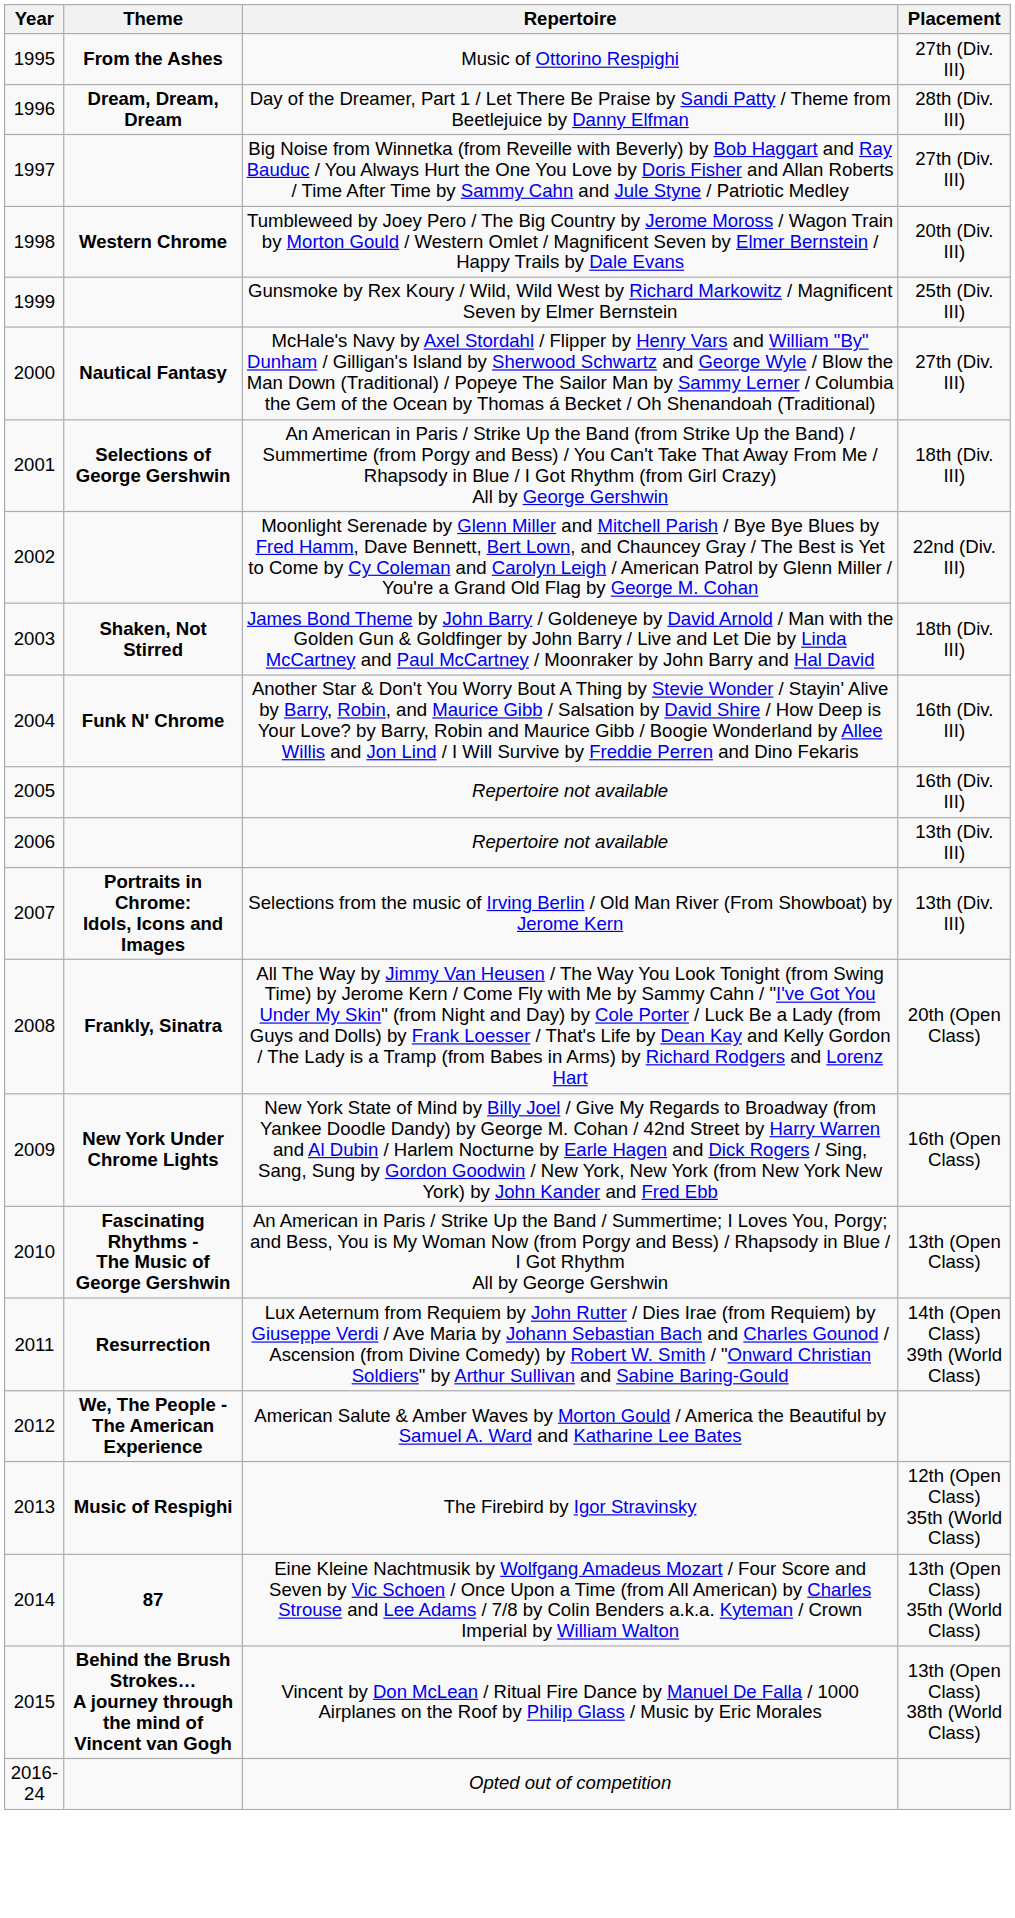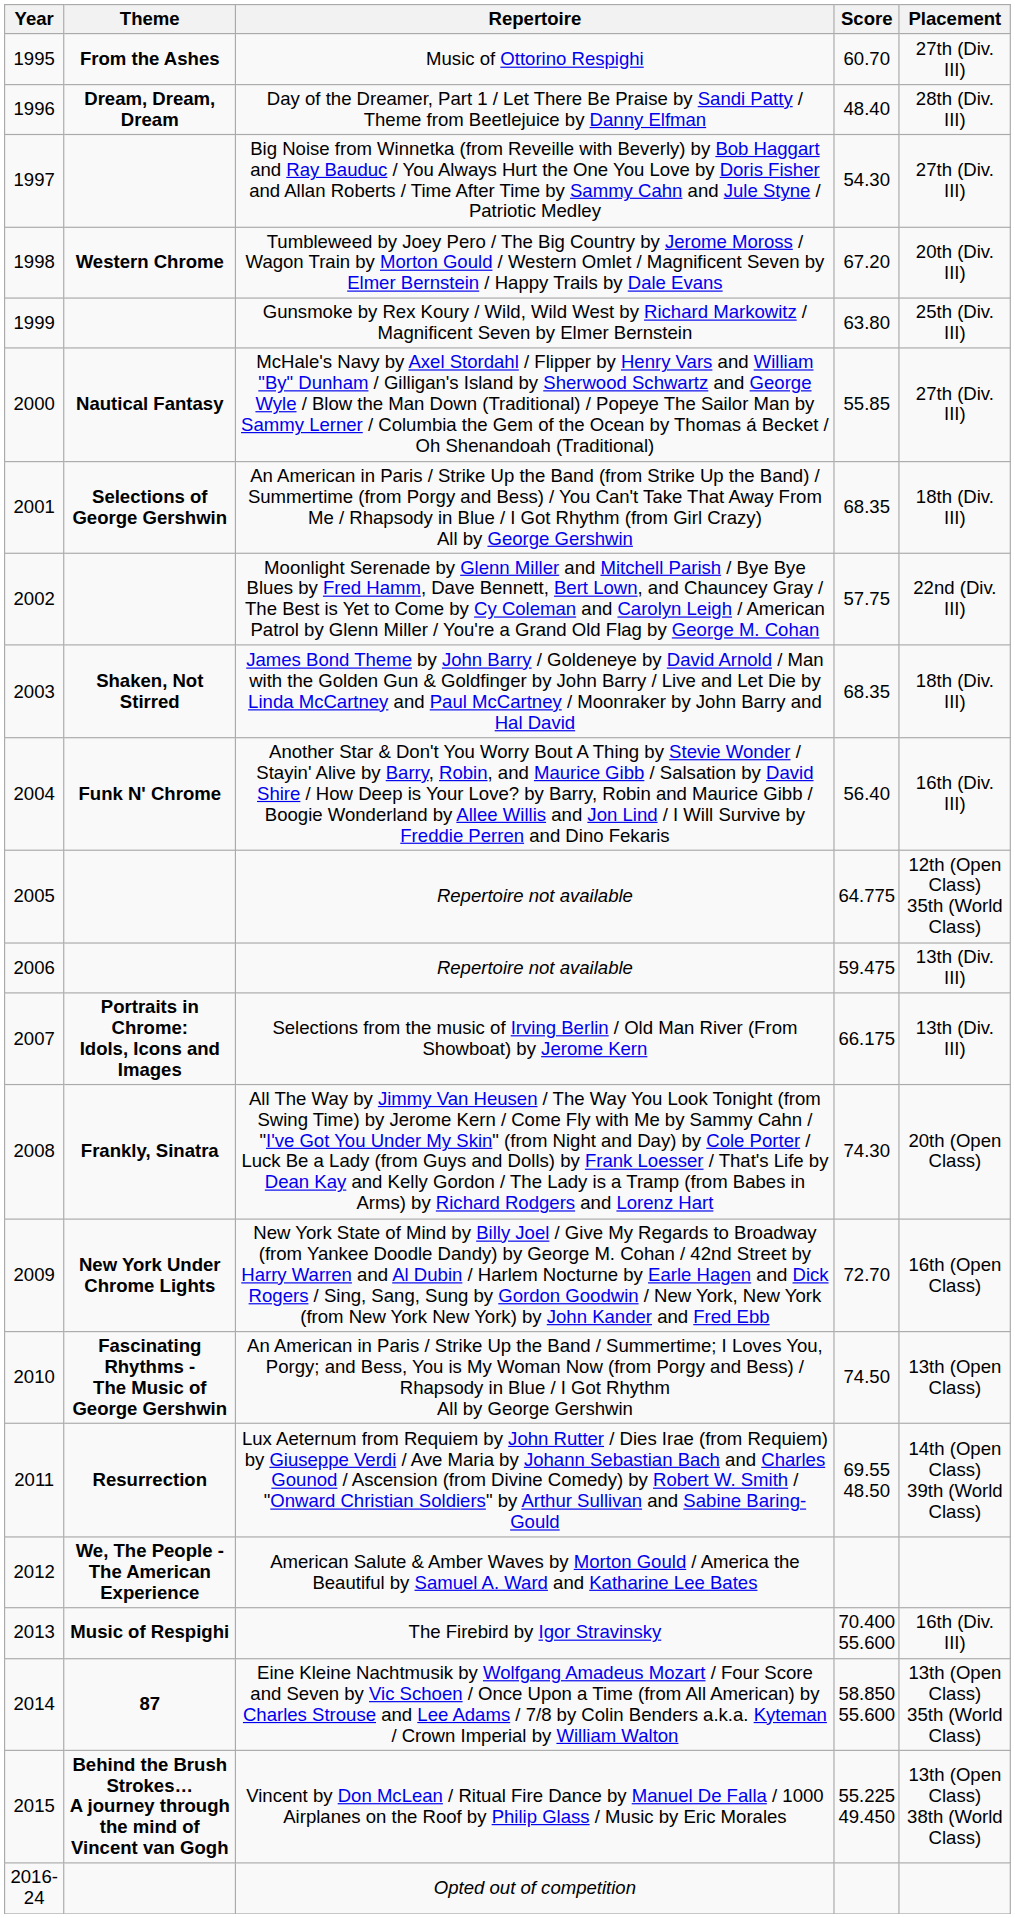+ column: (867, 19)
(954, 791) 16th (Div. III) -> (955, 896) 12th (Open Class) 35th (World Class)
(954, 1507) 12th (Open Class) 35th (World Class) -> (955, 1632) 16th (Div. III)
